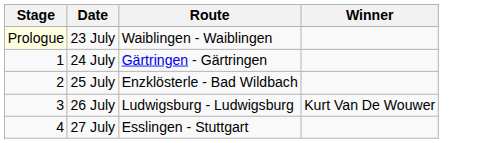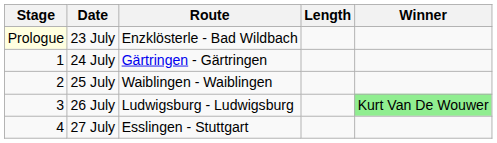+ column: (328, 15)
(197, 37) Waiblingen - Waiblingen -> (210, 37) Enzklösterle - Bad Wildbach
(210, 82) Enzklösterle - Bad Wildbach -> (197, 82) Waiblingen - Waiblingen
(370, 104) no background -> (423, 104) lightgreen background
